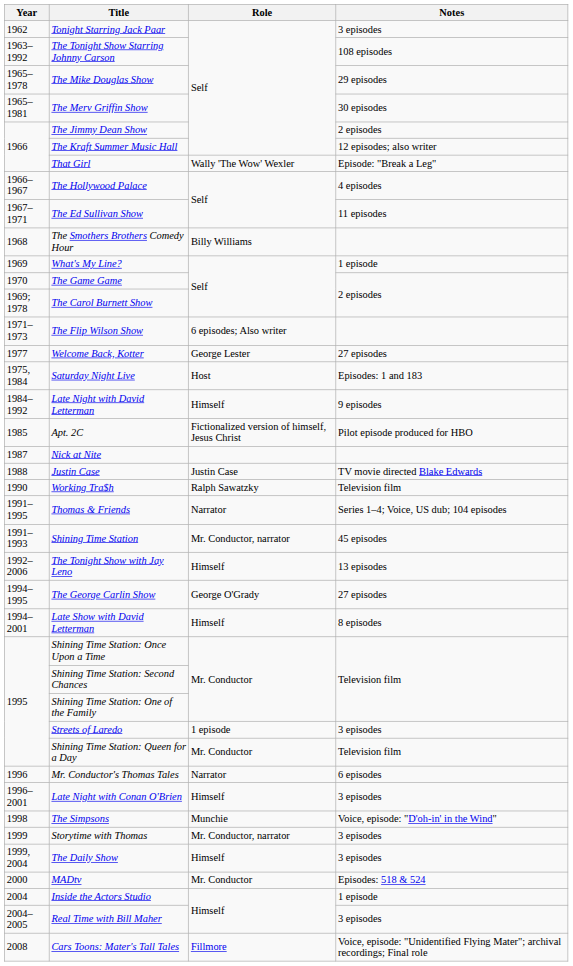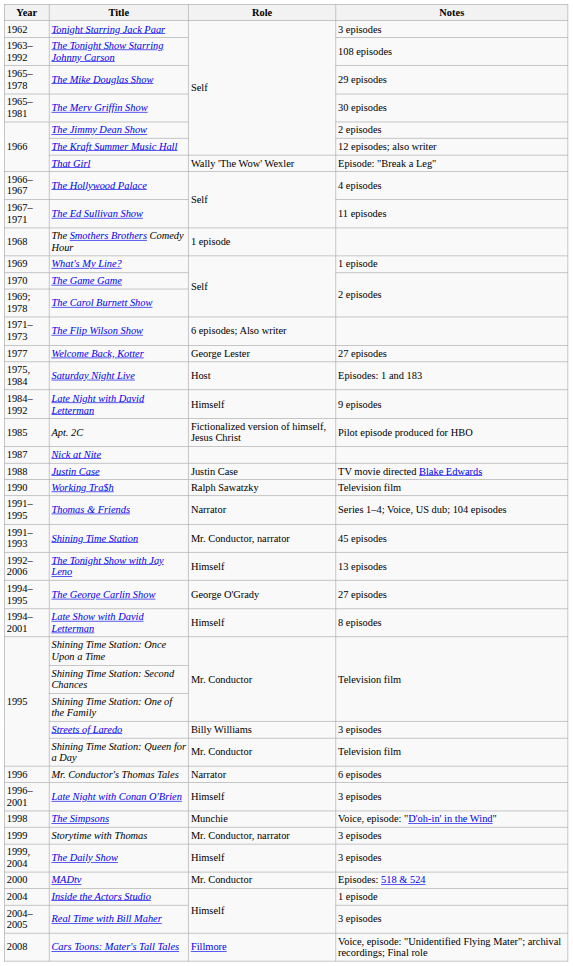(221, 242) Billy Williams -> (211, 242) 1 episode
(211, 729) 1 episode -> (221, 729) Billy Williams
